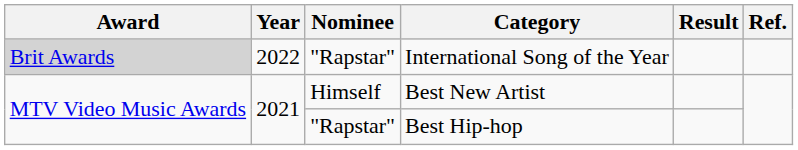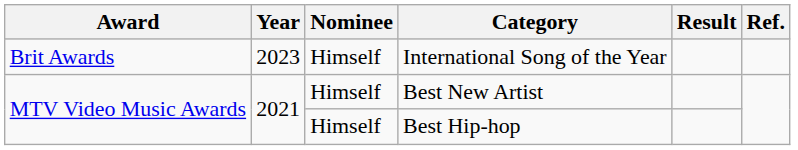(62, 56) lightgrey background -> (62, 56) no background
(278, 56) 2022 -> (278, 56) 2023
(353, 56) "Rapstar" -> (345, 56) Himself
(353, 126) "Rapstar" -> (345, 126) Himself
